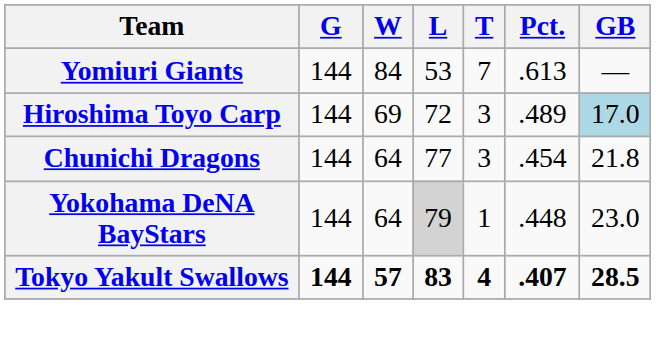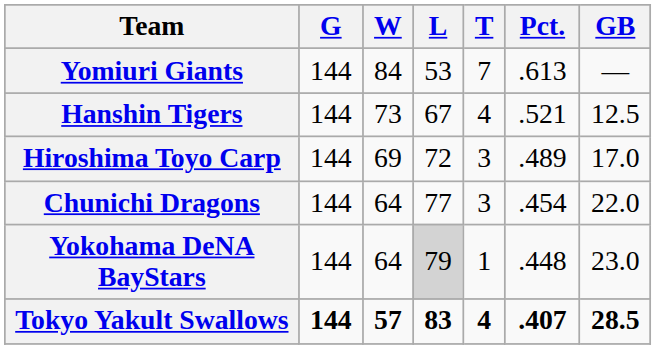+ row: (152, 114)
(615, 114) lightblue background -> (615, 158) no background
(615, 158) 21.8 -> (615, 202) 22.0
